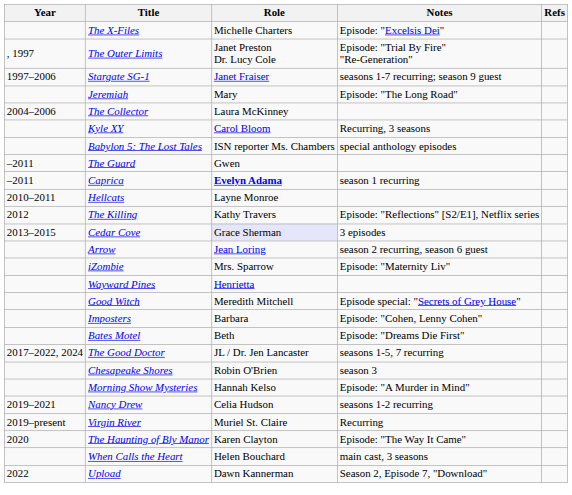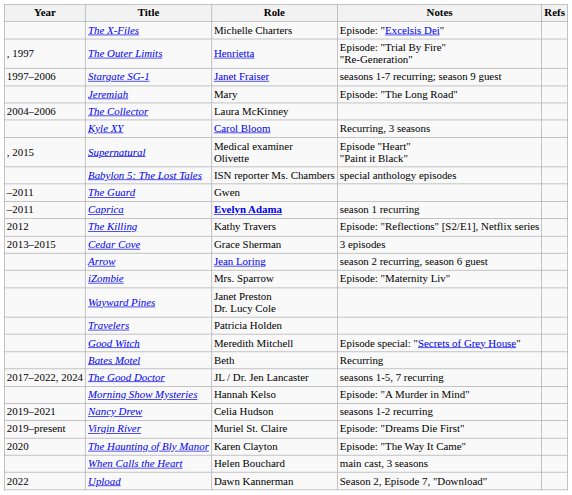(245, 53) Janet Preston Dr. Lucy Cole -> (234, 53) Henrietta
+ row: (117, 152)
- row: (106, 197)
(248, 232) lavender background -> (248, 244) no background
(234, 284) Henrietta -> (245, 302) Janet Preston Dr. Lucy Cole
+ row: (109, 325)
- row: (109, 318)
(402, 335) Episode: "Dreams Die First" -> (362, 360) Recurring
- row: (130, 370)
(362, 422) Recurring -> (402, 429) Episode: "Dreams Die First"
